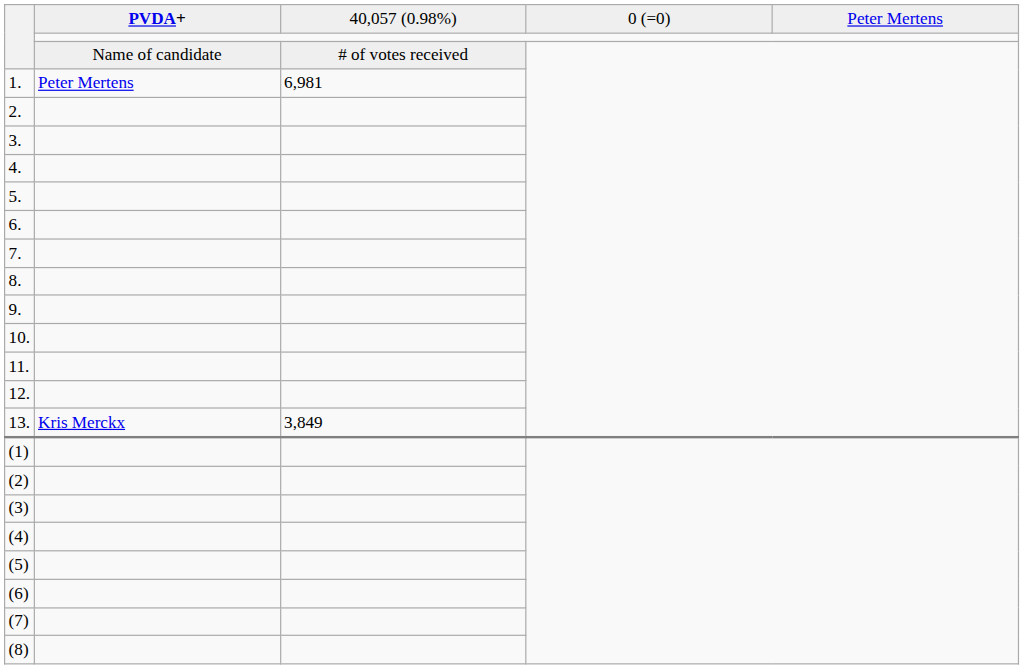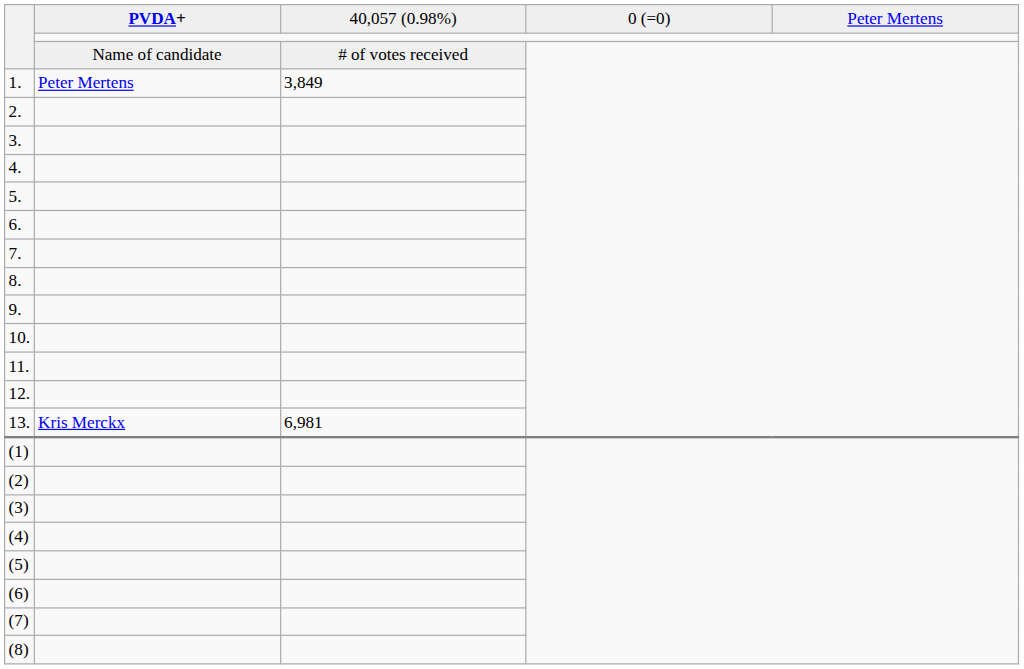(303, 83) 6,981 -> (303, 83) 3,849
(303, 422) 3,849 -> (303, 422) 6,981
